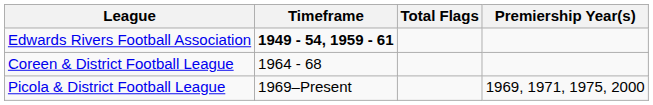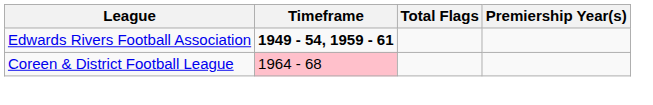(290, 64) no background -> (290, 64) pink background
- row: (117, 87)
